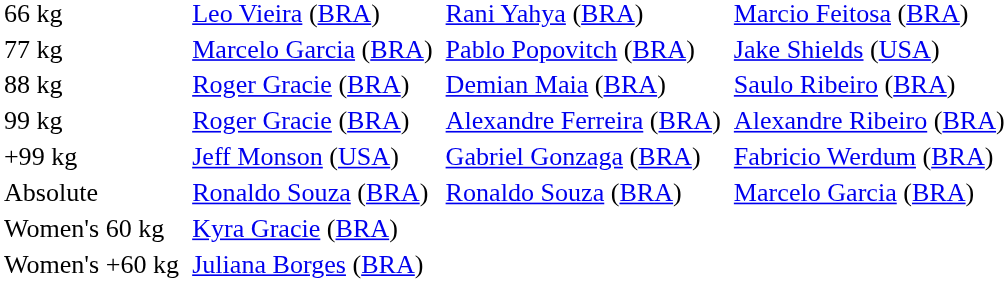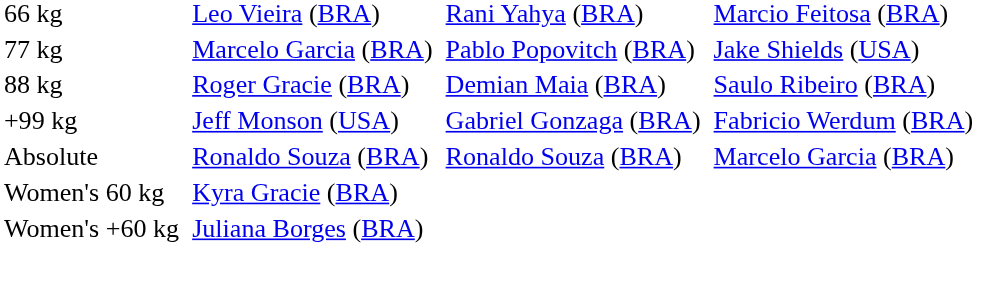- row: (33, 120)
